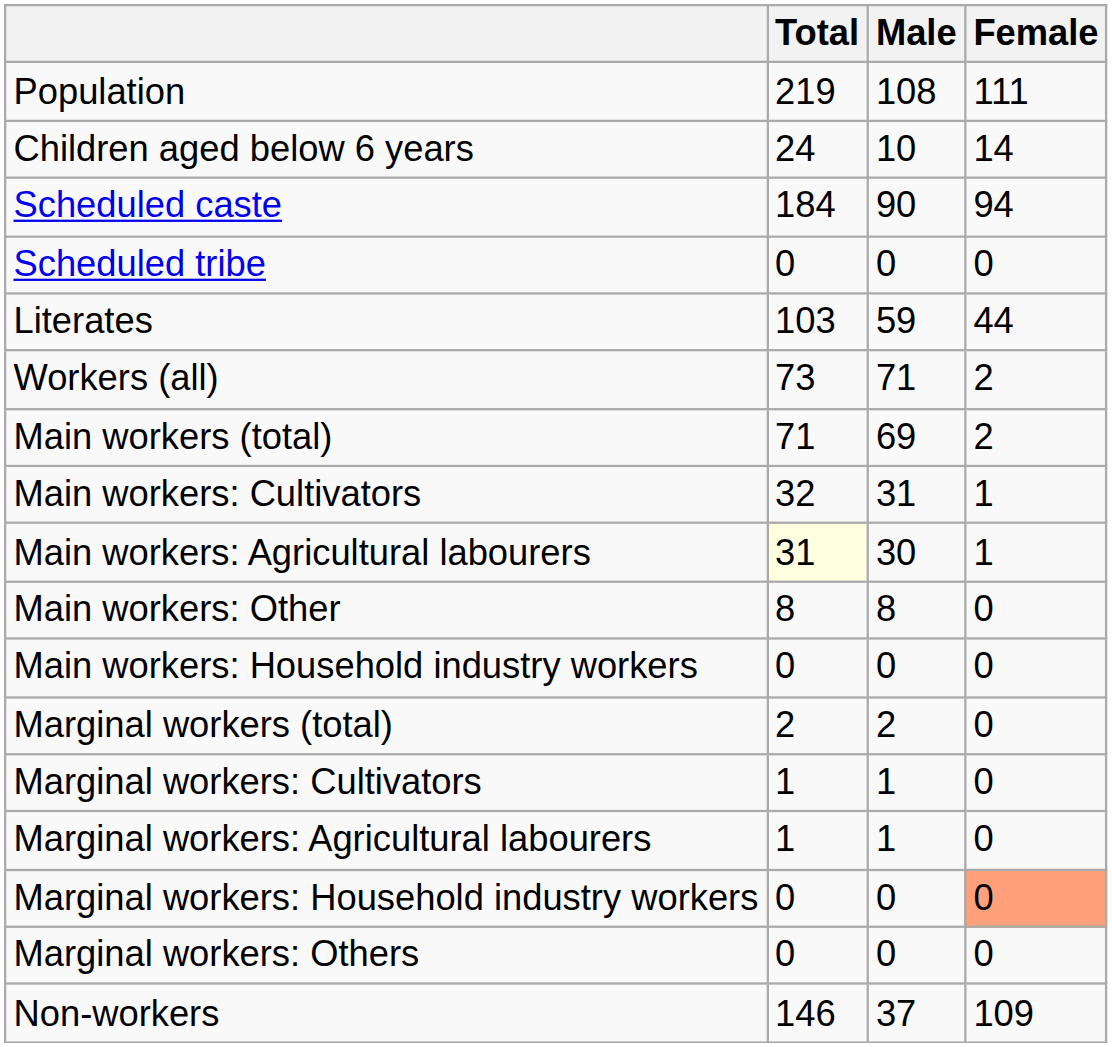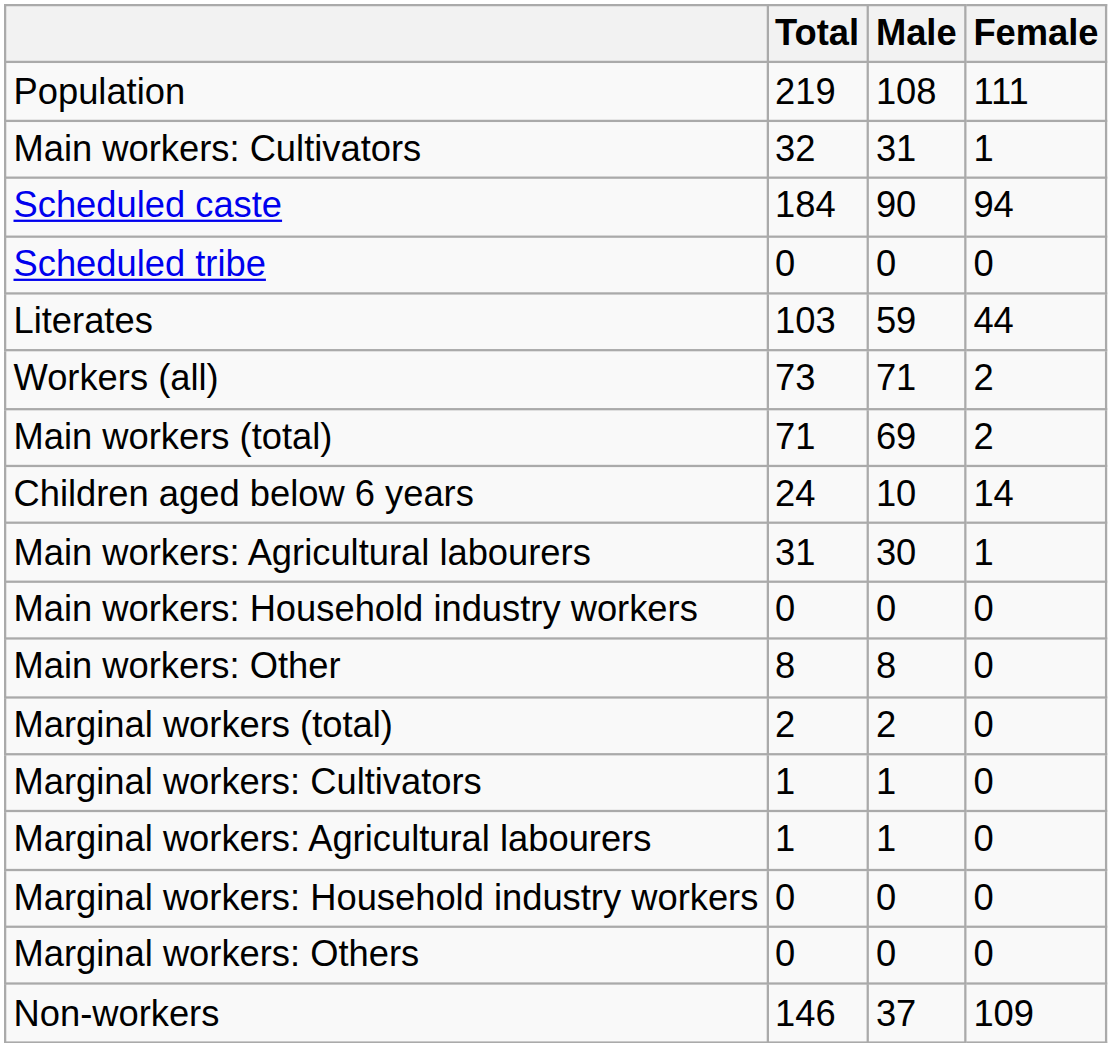rows swapped: (244, 148) <-> (217, 494)
(795, 551) lightyellow background -> (795, 551) no background
rows swapped: (356, 666) <-> (177, 609)
(984, 897) lightsalmon background -> (984, 897) no background
